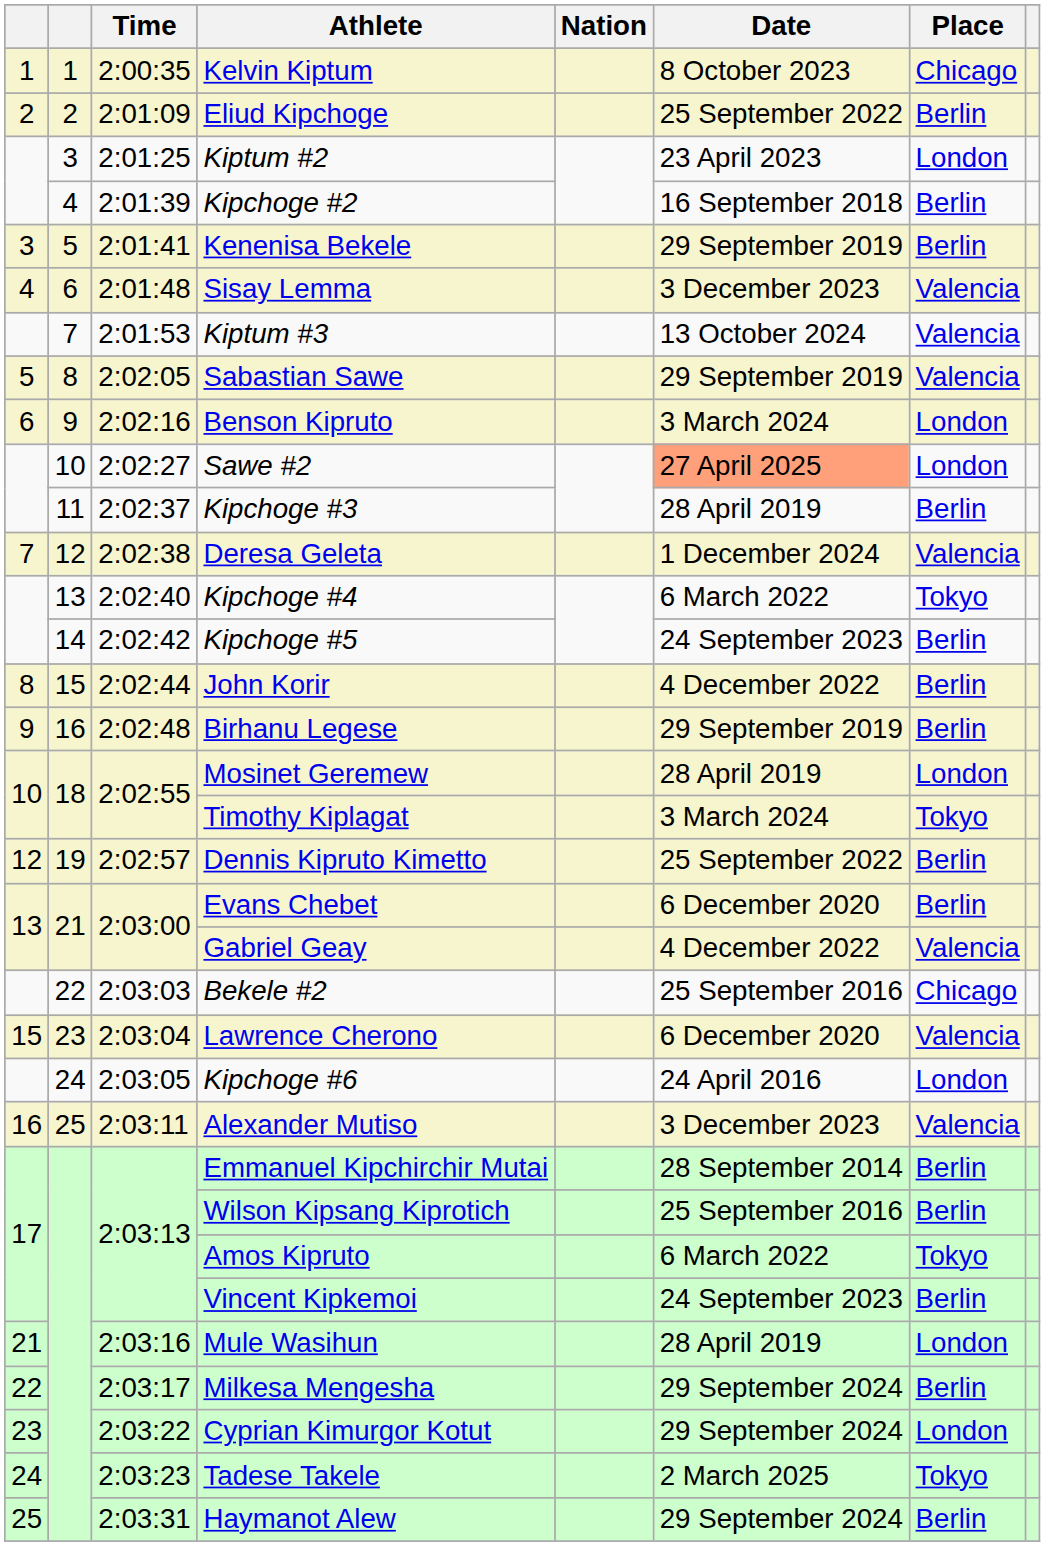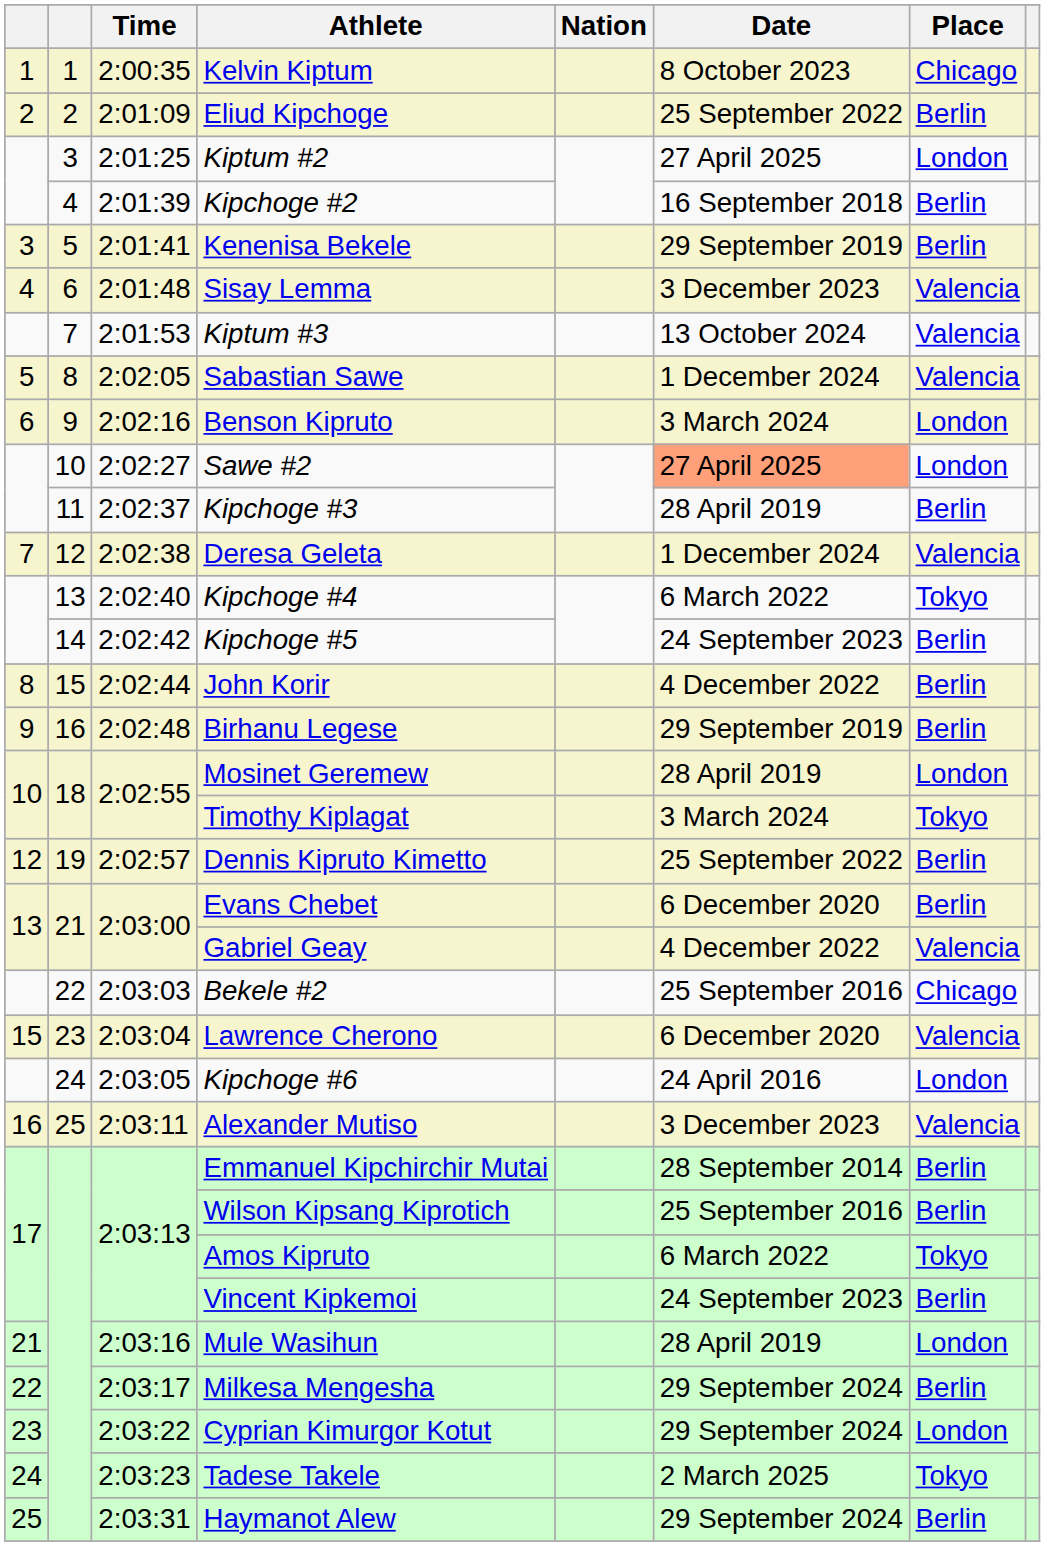(740, 158) 23 April 2023 -> (740, 158) 27 April 2025
(781, 377) 29 September 2019 -> (770, 377) 1 December 2024
